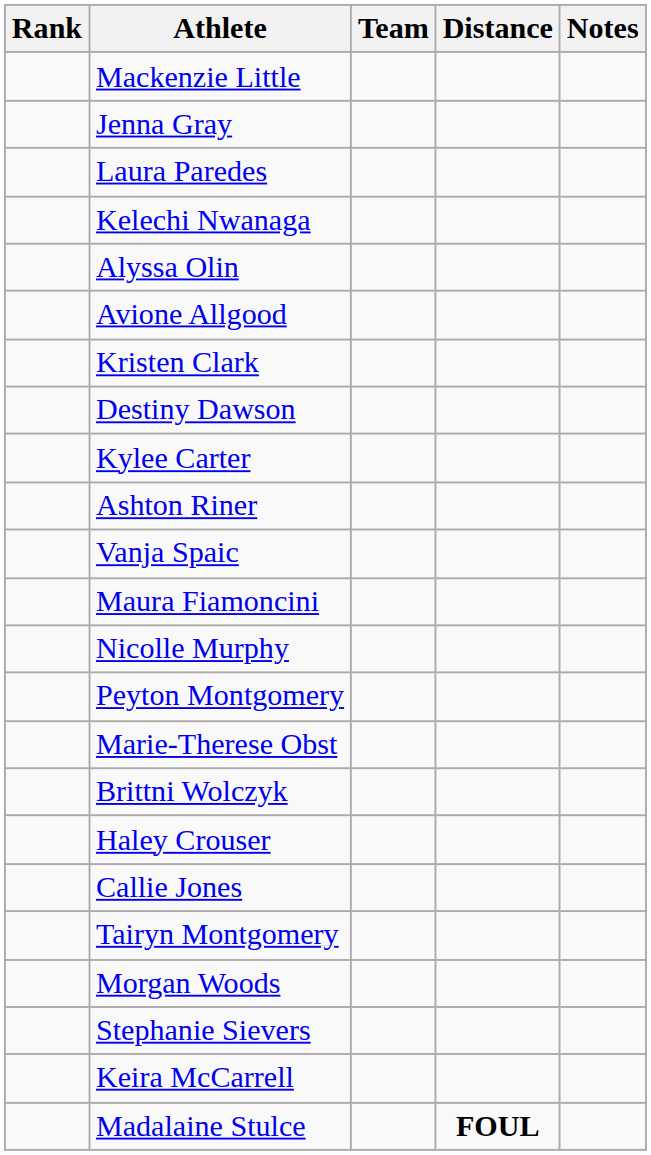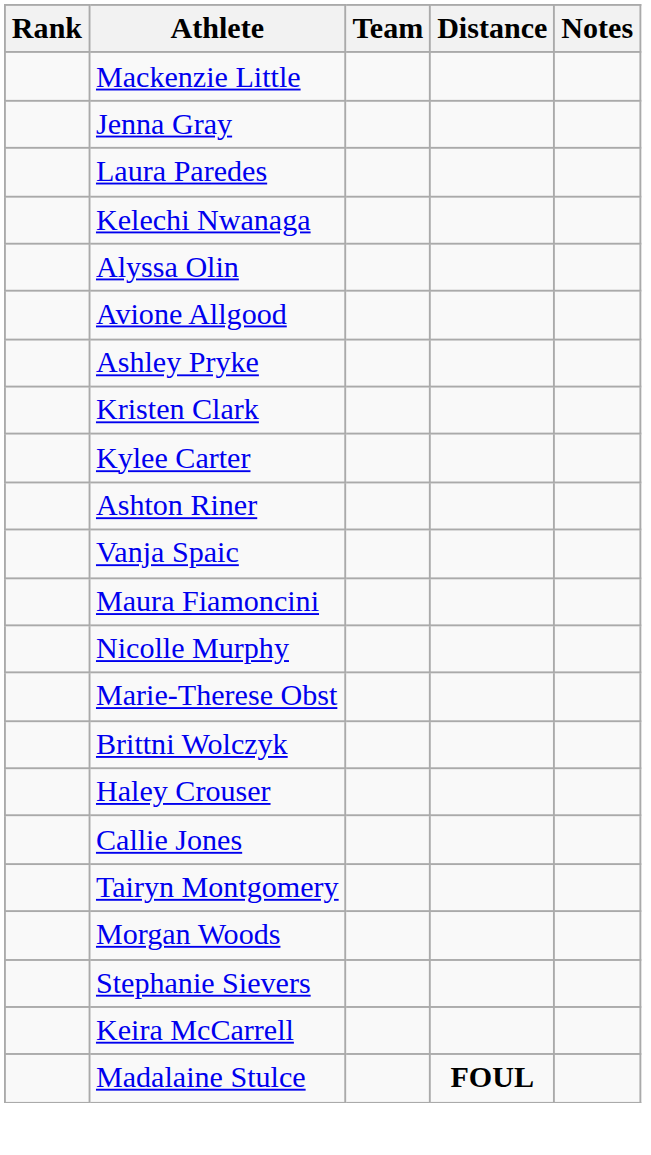+ row: (177, 362)
- row: (196, 409)
- row: (220, 696)
